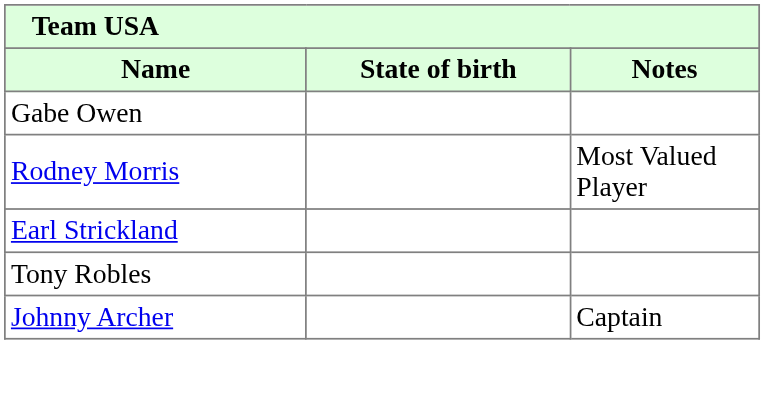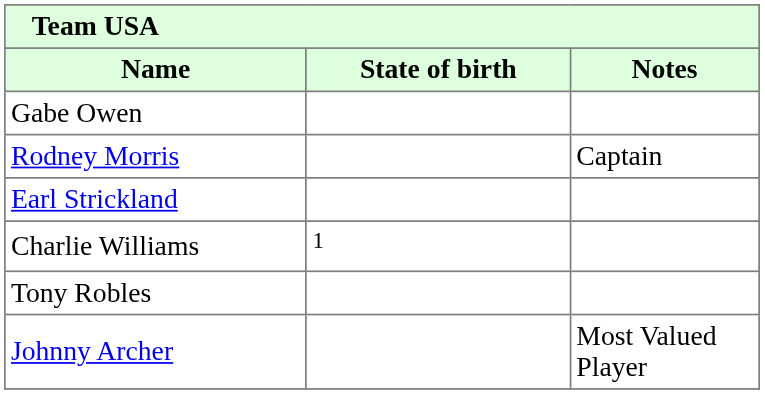(646, 171) Most Valued Player -> (619, 155) Captain
+ row: (105, 246)
(619, 316) Captain -> (646, 351) Most Valued Player
